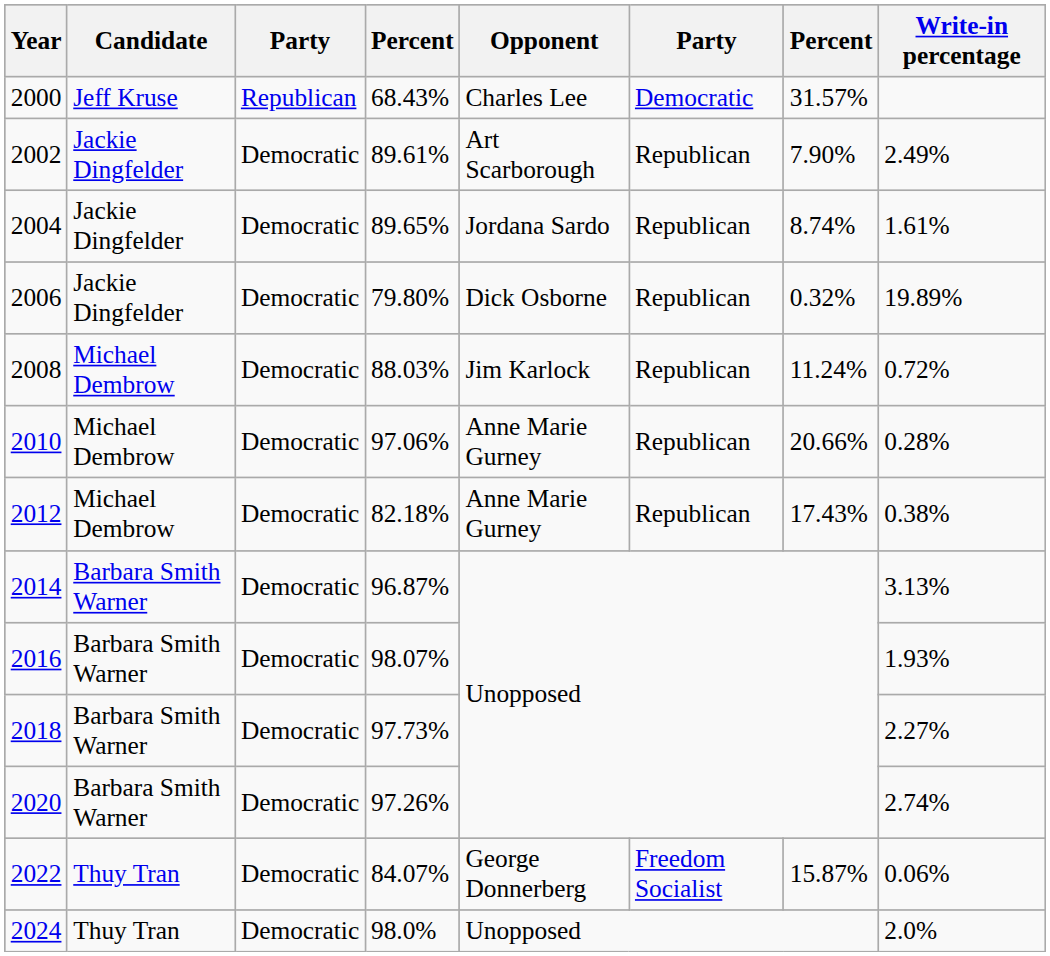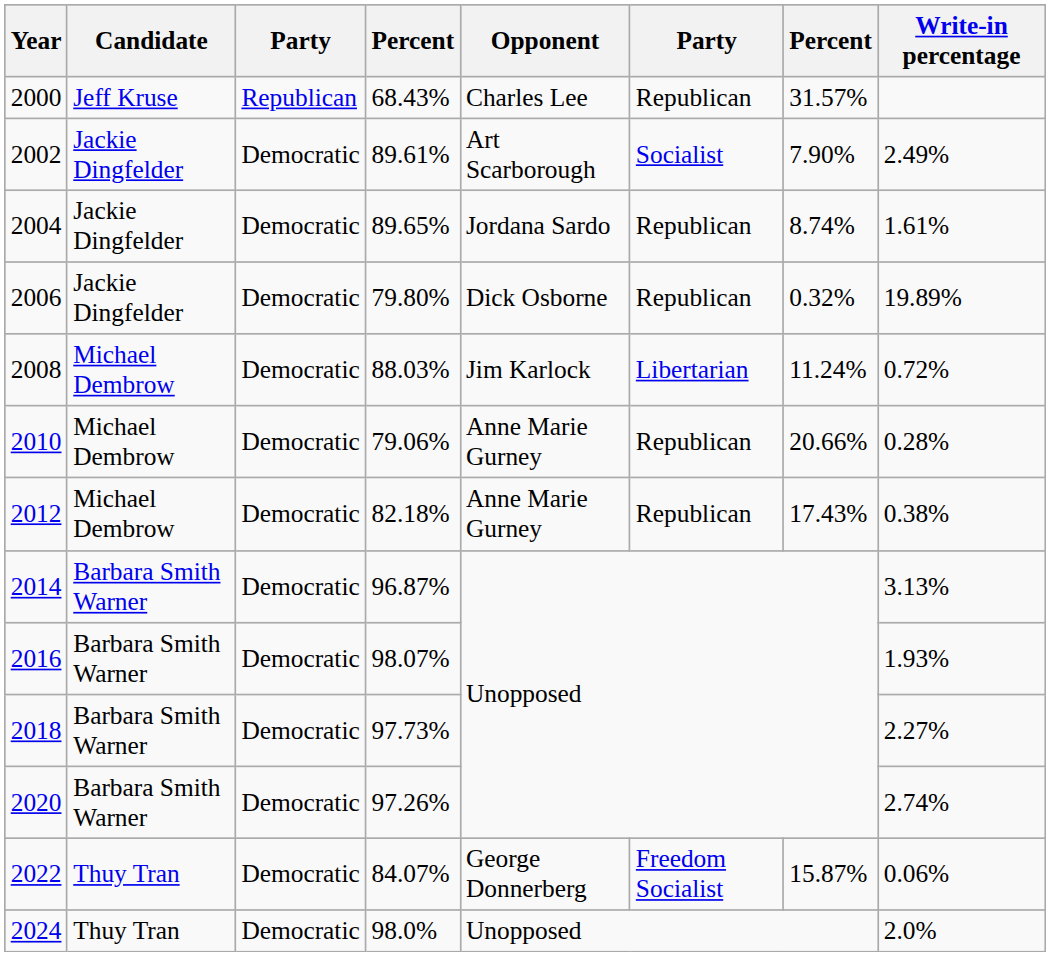(694, 97) Democratic -> (694, 97) Republican
(693, 154) Republican -> (680, 154) Socialist
(693, 369) Republican -> (692, 369) Libertarian
(410, 441) 97.06% -> (411, 441) 79.06%
